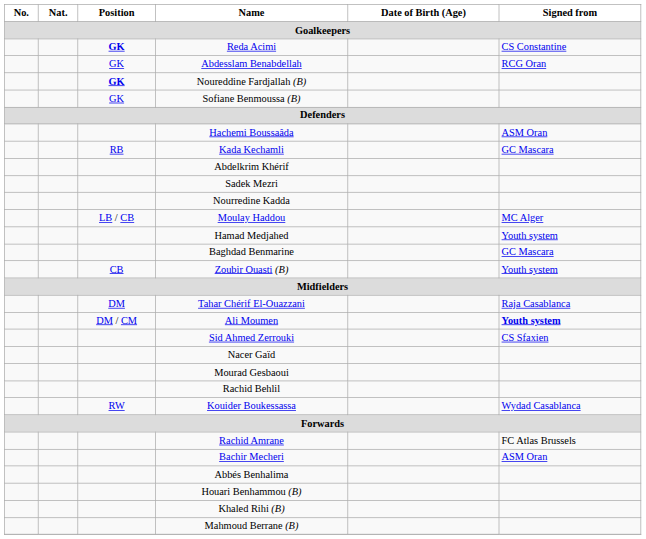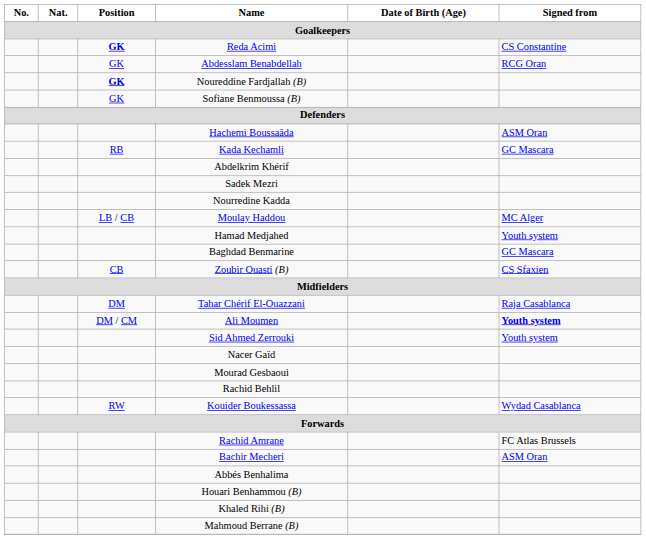(530, 269) Youth system -> (525, 269) CS Sfaxien
(525, 338) CS Sfaxien -> (530, 338) Youth system
